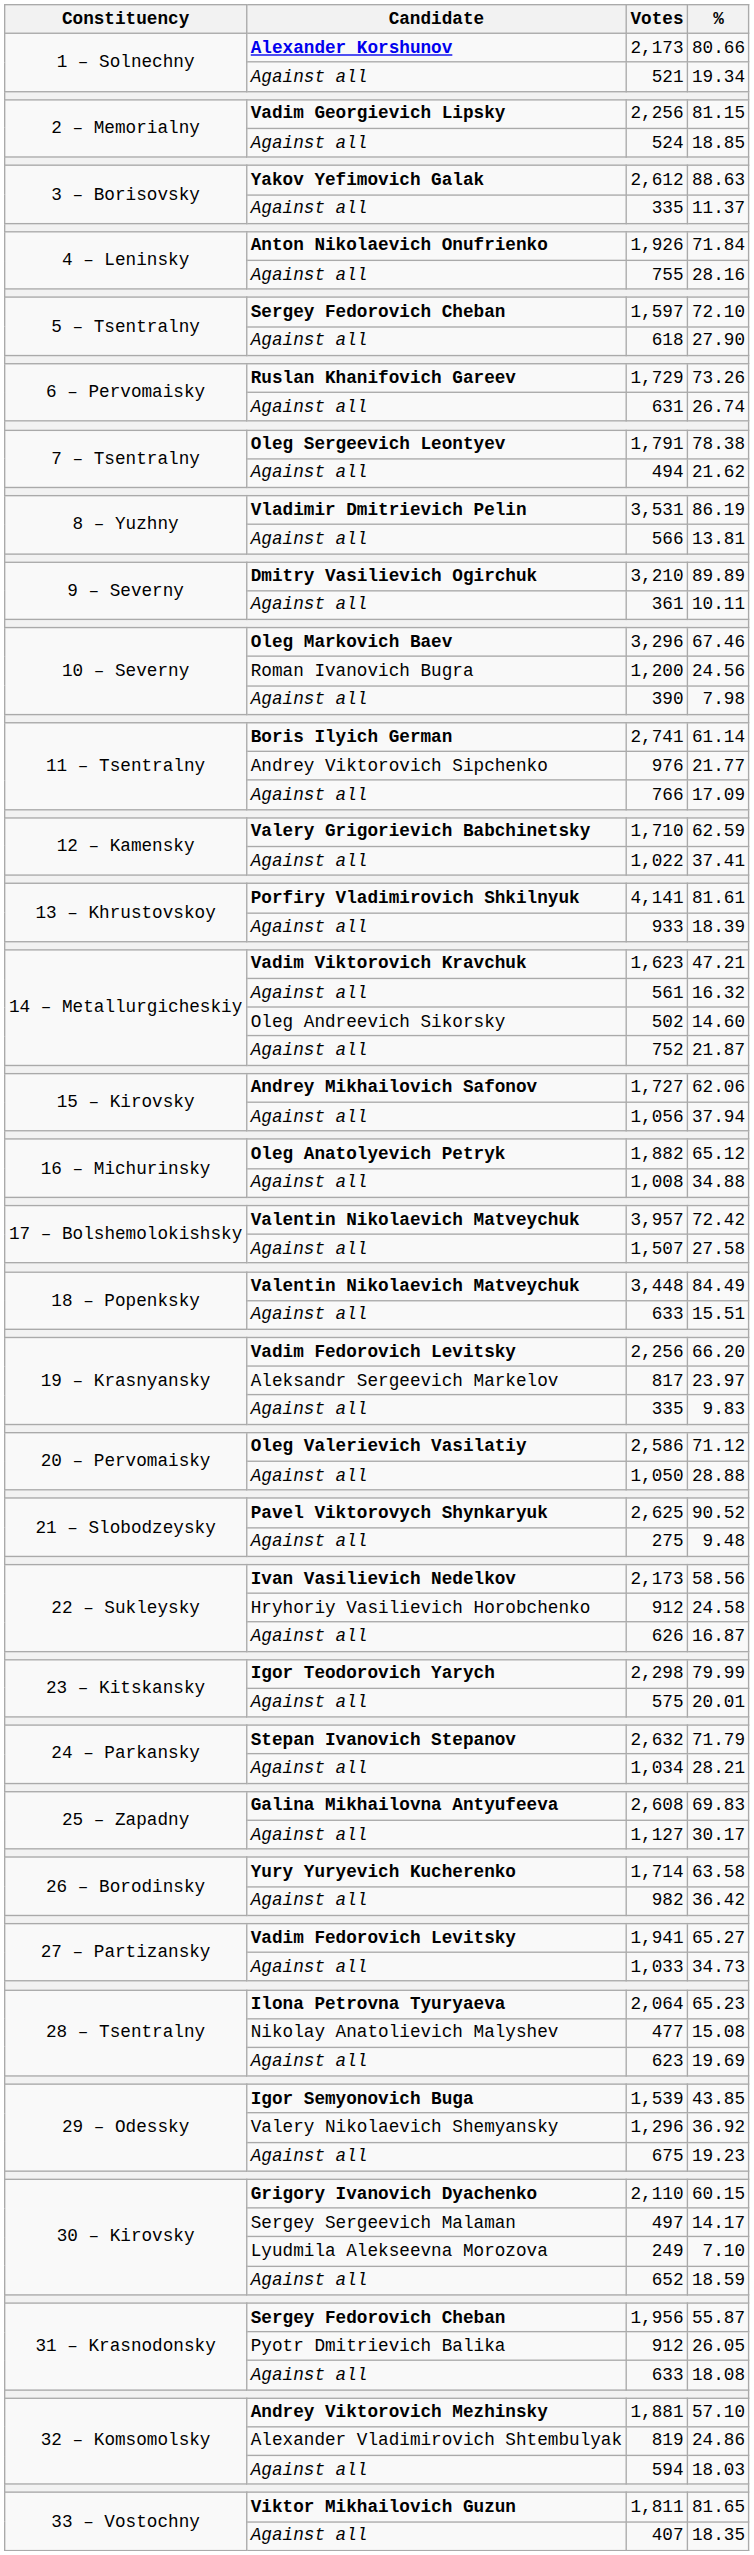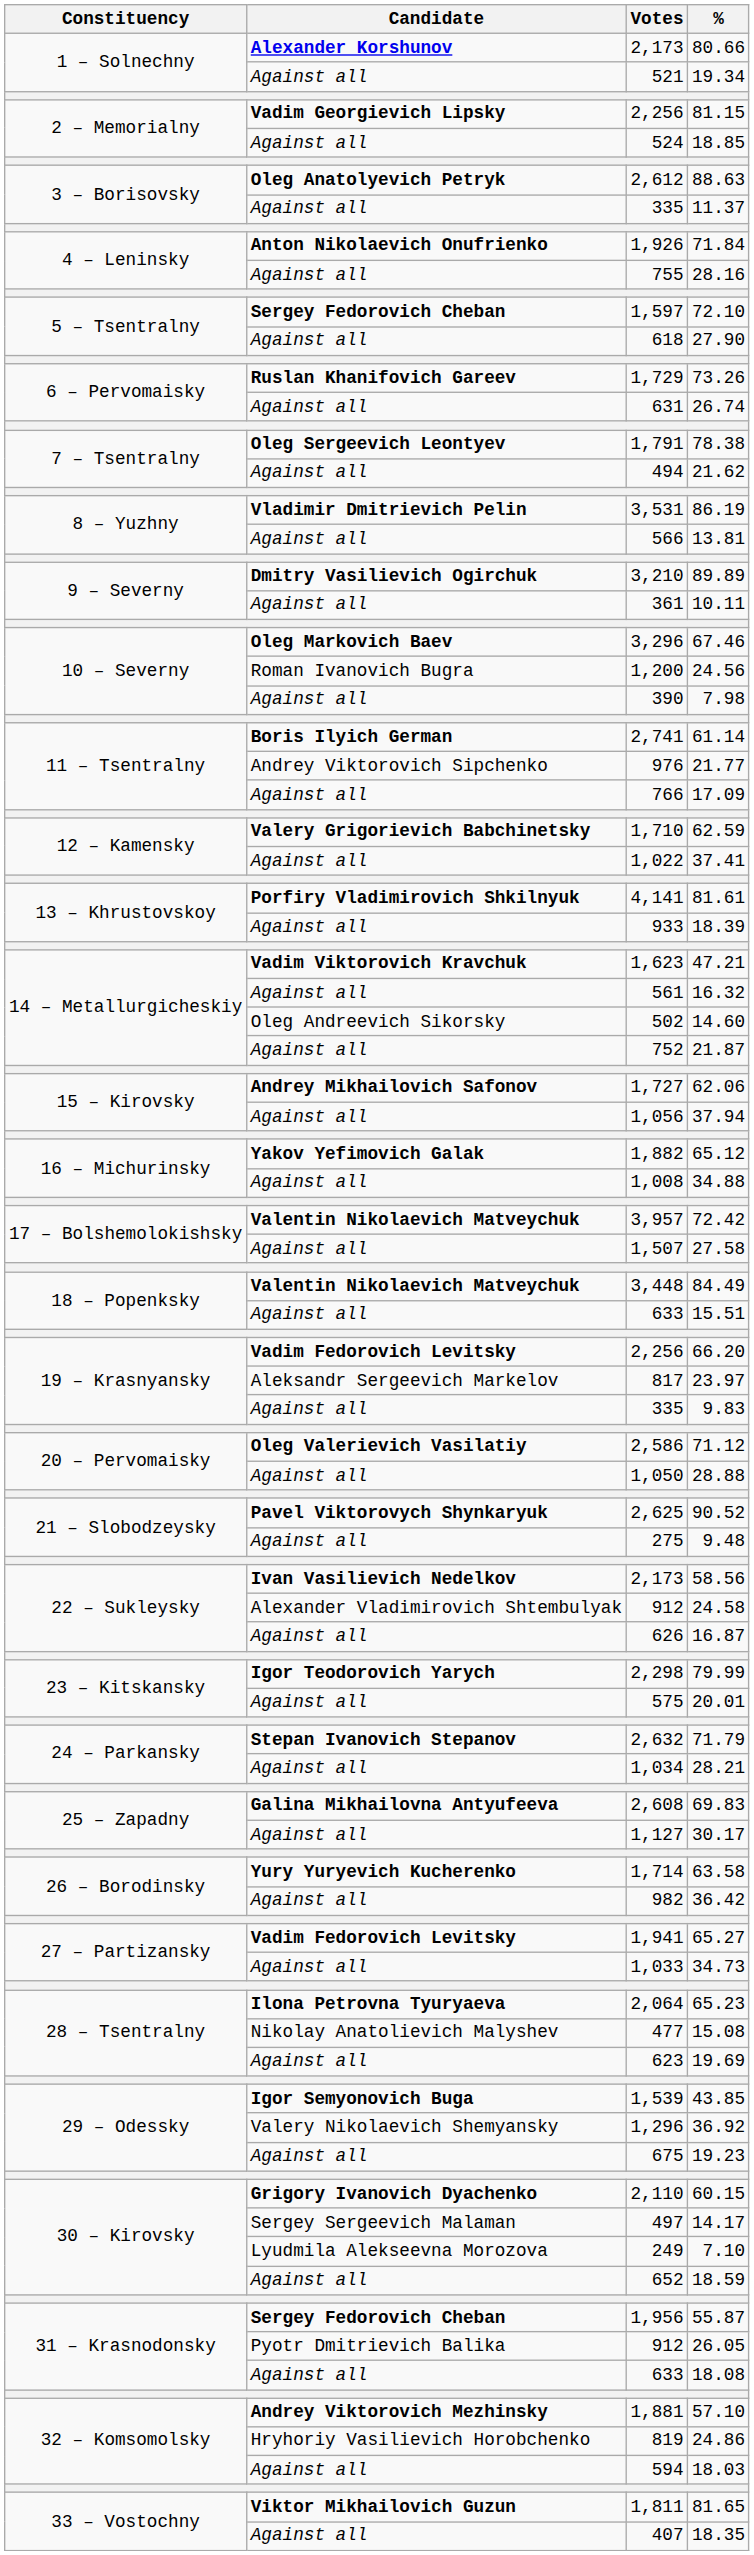(367, 180) Yakov Yefimovich Galak -> (378, 180) Oleg Anatolyevich Petryk
(378, 1154) Oleg Anatolyevich Petryk -> (367, 1154) Yakov Yefimovich Galak
(420, 1608) Hryhoriy Vasilievich Horobchenko -> (436, 1608) Alexander Vladimirovich Shtembulyak
(436, 2441) Alexander Vladimirovich Shtembulyak -> (420, 2441) Hryhoriy Vasilievich Horobchenko
